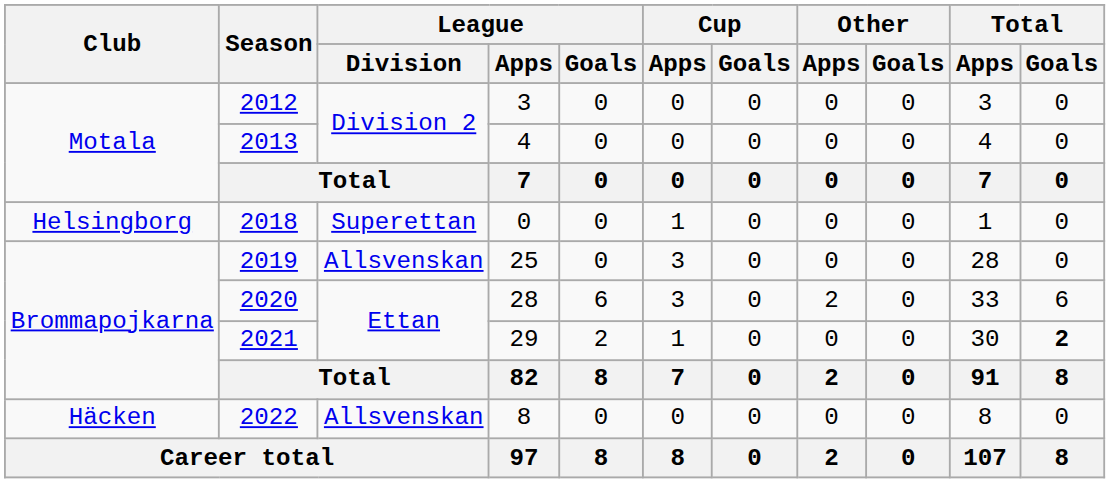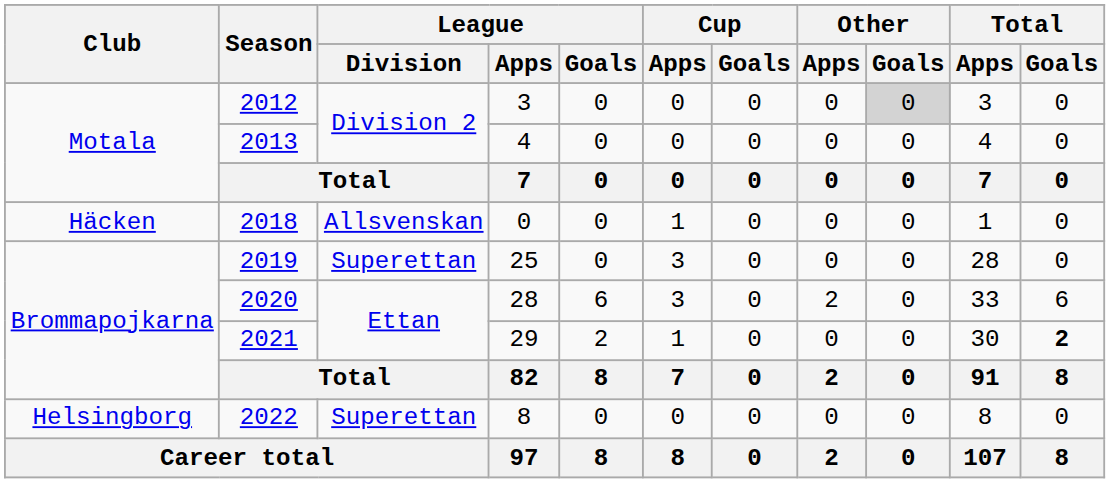(908, 103) no background -> (908, 103) lightgrey background
(112, 222) Helsingborg -> (112, 222) Häcken
(404, 222) Superettan -> (404, 222) Allsvenskan
(404, 261) Allsvenskan -> (404, 261) Superettan
(112, 419) Häcken -> (112, 419) Helsingborg
(404, 419) Allsvenskan -> (404, 419) Superettan
